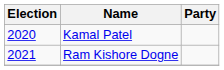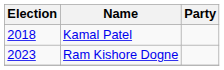(22, 34) 2020 -> (22, 34) 2018
(22, 55) 2021 -> (22, 55) 2023
